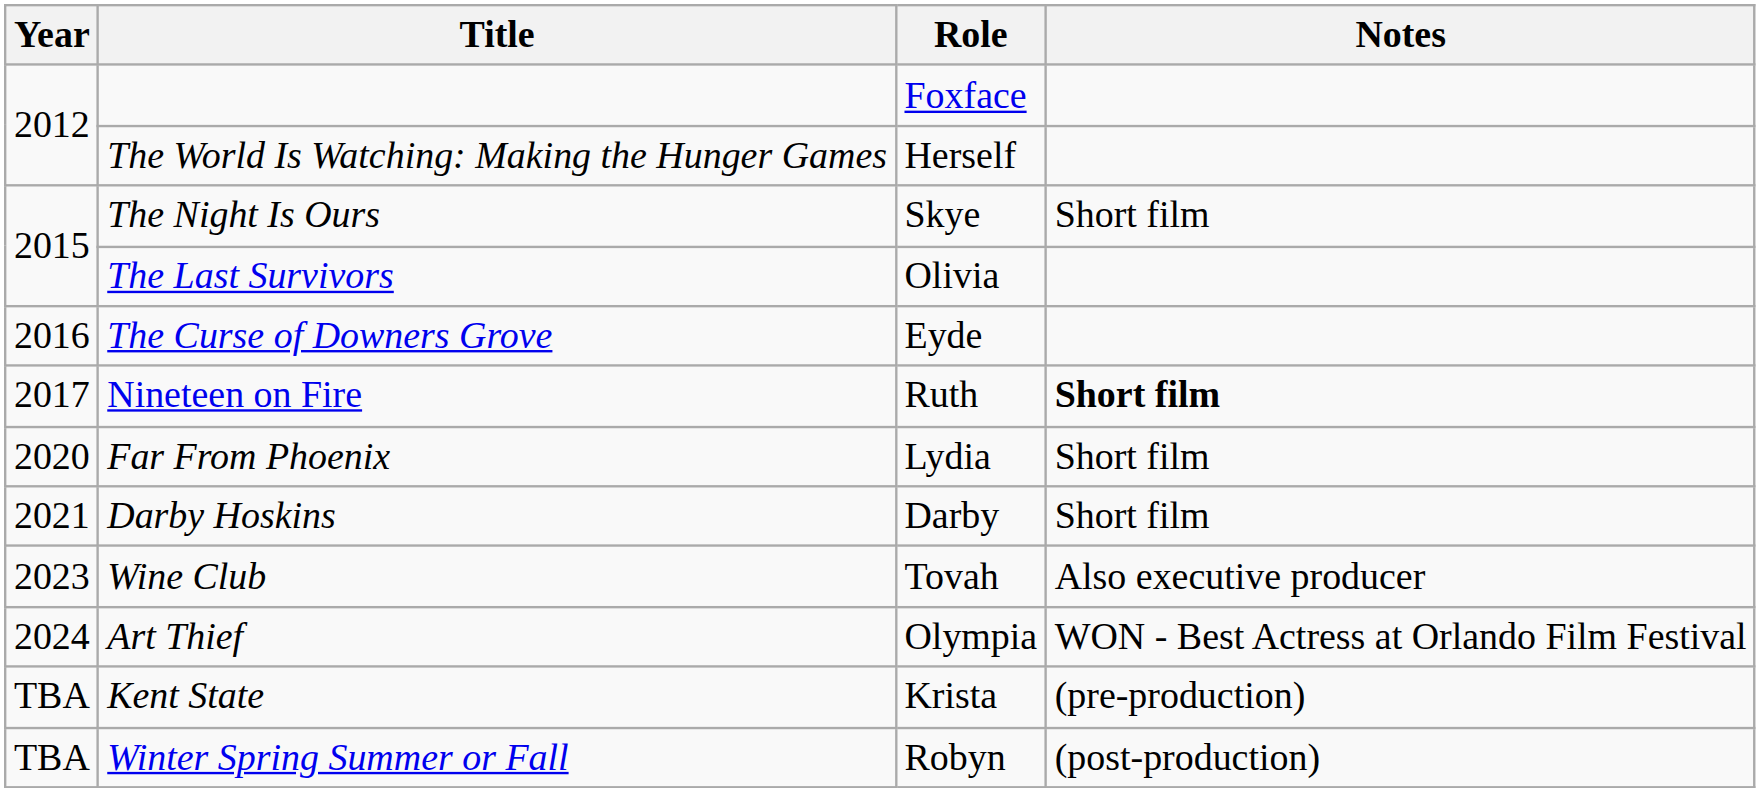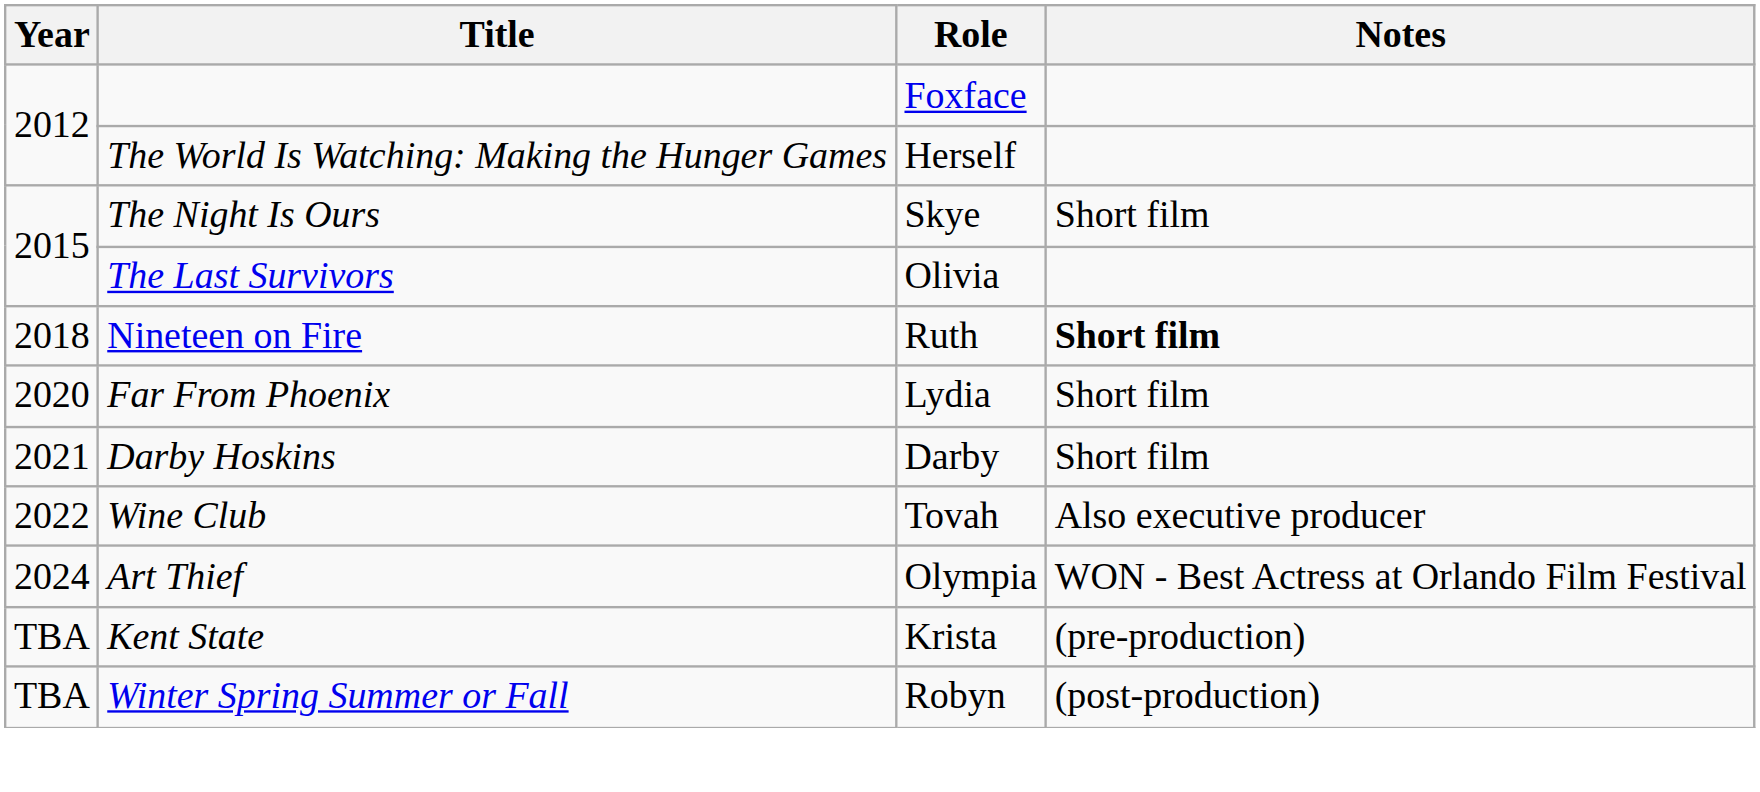- row: (330, 335)
(52, 395) 2017 -> (52, 335) 2018
(52, 575) 2023 -> (52, 515) 2022
